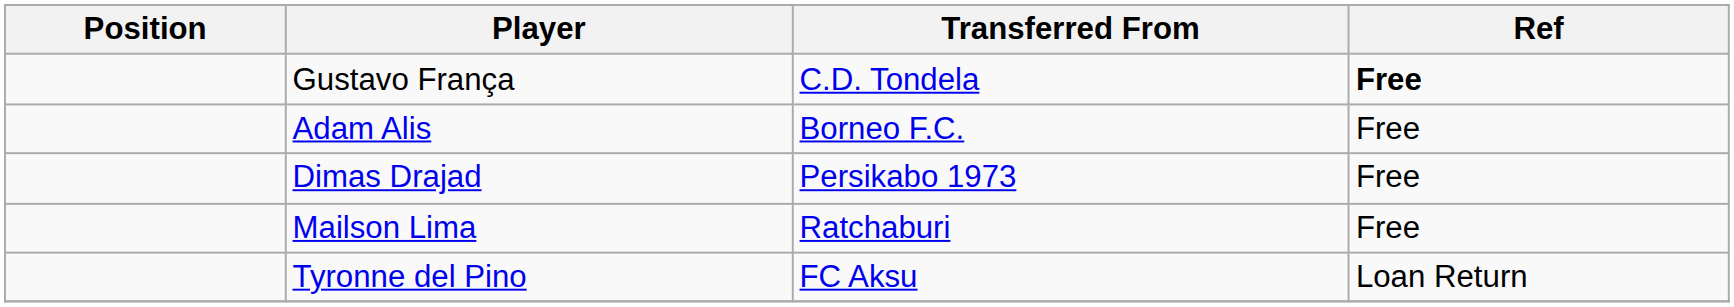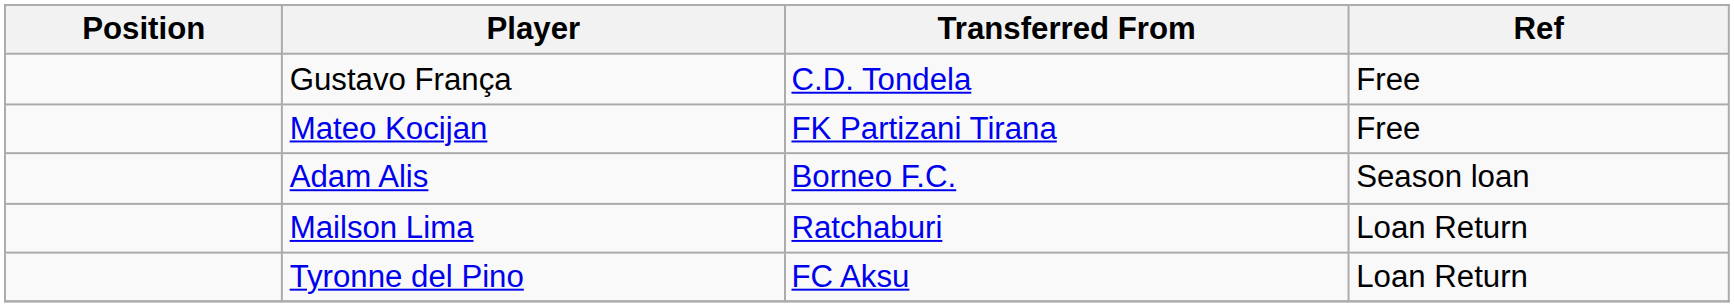(1389, 78) bold -> (1388, 78) normal
+ row: (389, 128)
(1388, 128) Free -> (1443, 177) Season loan
- row: (387, 177)
(1388, 227) Free -> (1442, 227) Loan Return
